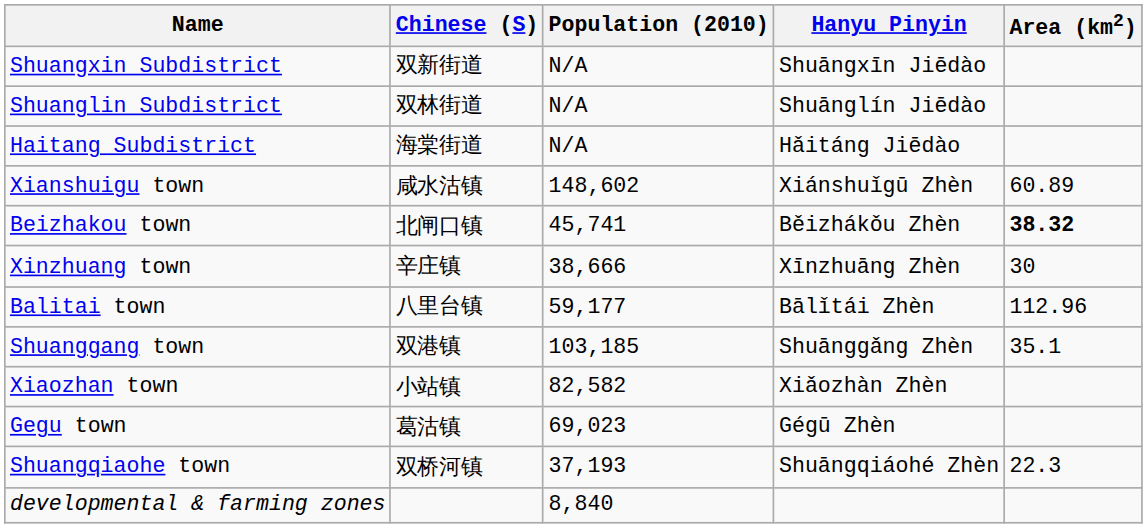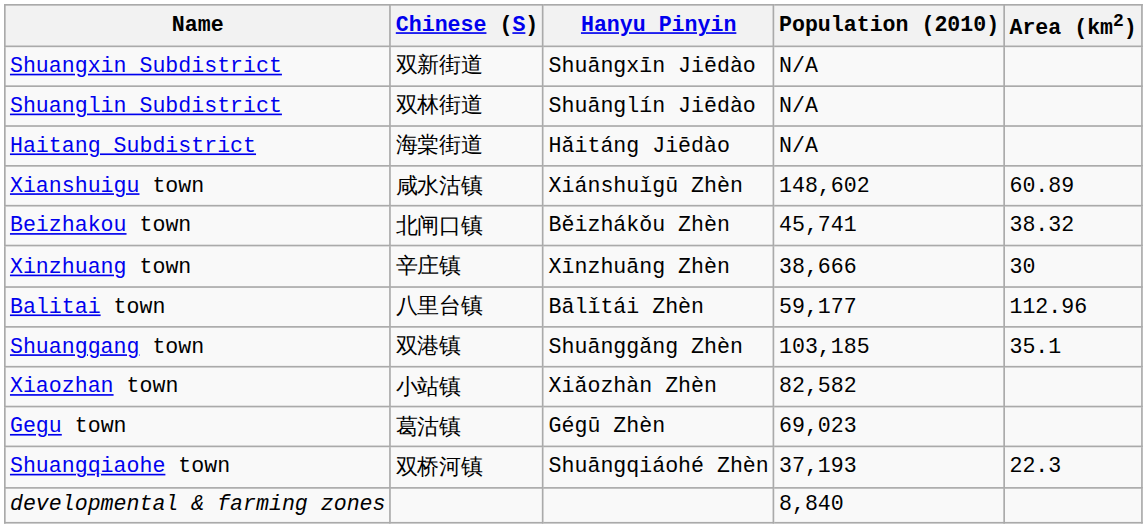columns swapped: (889, 25) <-> (659, 25)
(1042, 226) bold -> (1042, 226) normal
